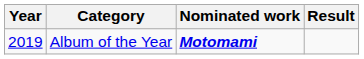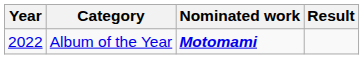(25, 41) 2019 -> (25, 41) 2022
